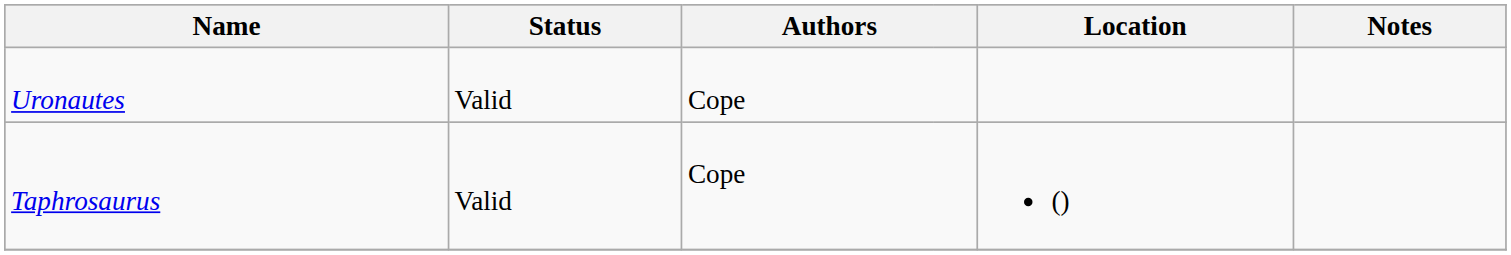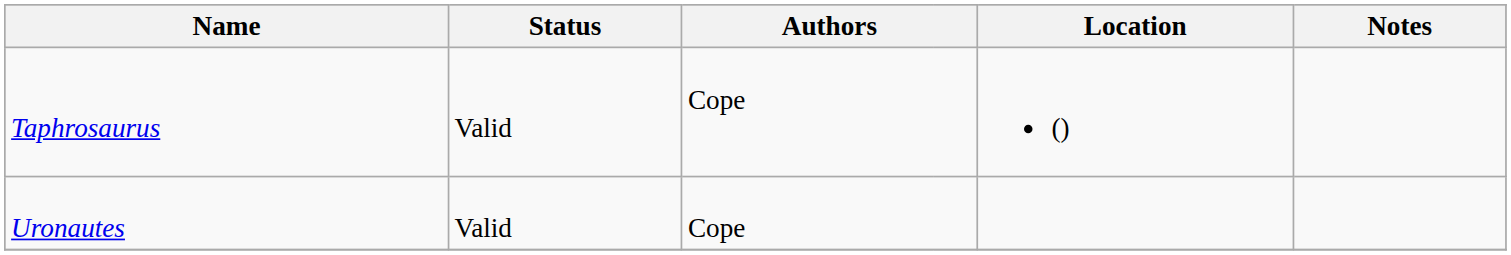rows swapped: (86, 200) <-> (68, 99)
